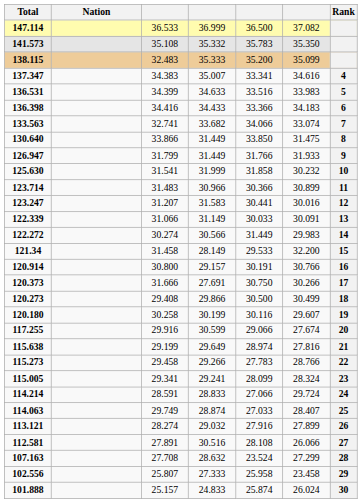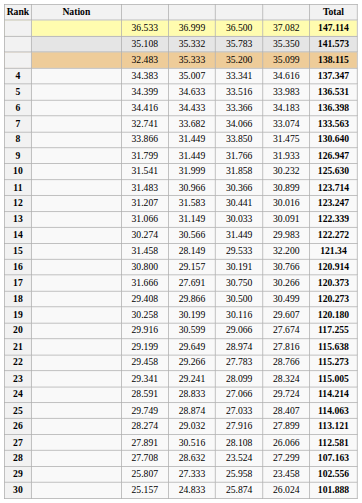columns swapped: (344, 12) <-> (28, 12)
